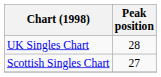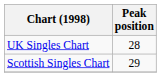(134, 63) 27 -> (134, 63) 29
